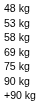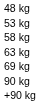+ row: (17, 52)
- row: (17, 67)
